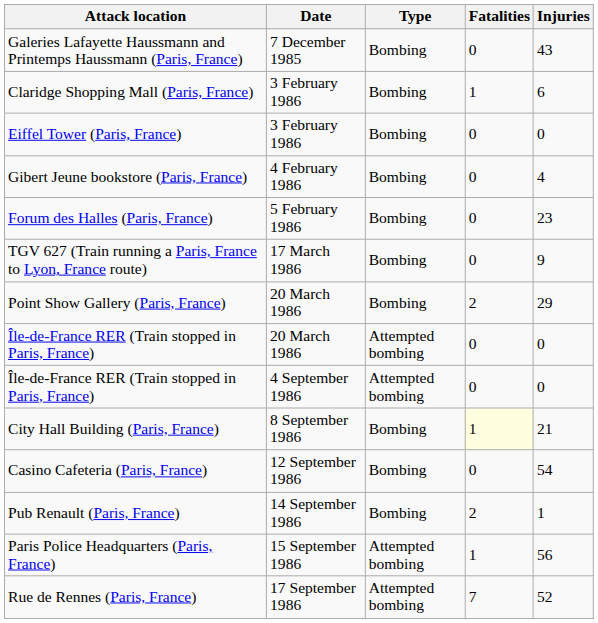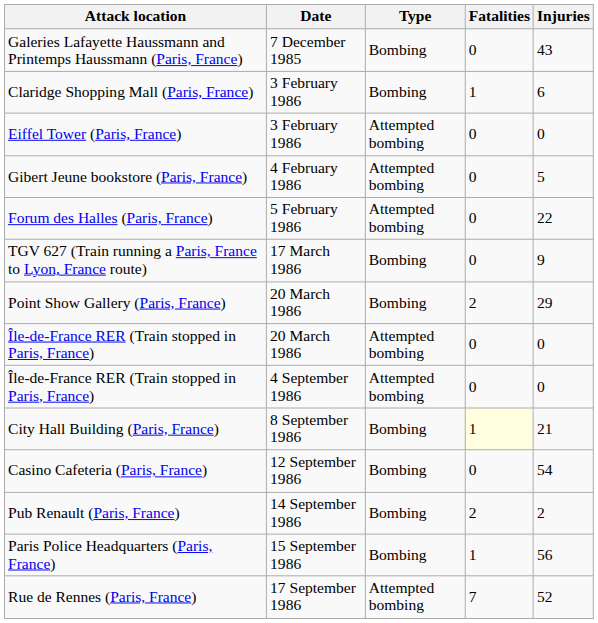(398, 134) Bombing -> (402, 134) Attempted bombing
(398, 176) Bombing -> (402, 176) Attempted bombing
(541, 176) 4 -> (541, 176) 5
(398, 218) Bombing -> (402, 218) Attempted bombing
(545, 218) 23 -> (545, 218) 22
(541, 512) 1 -> (541, 512) 2
(402, 555) Attempted bombing -> (398, 555) Bombing
